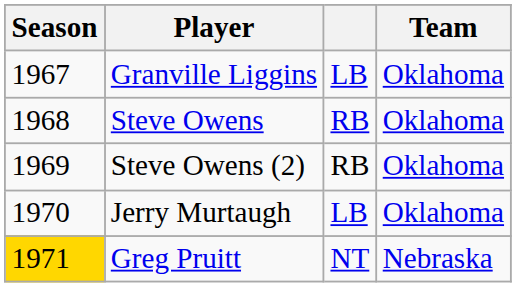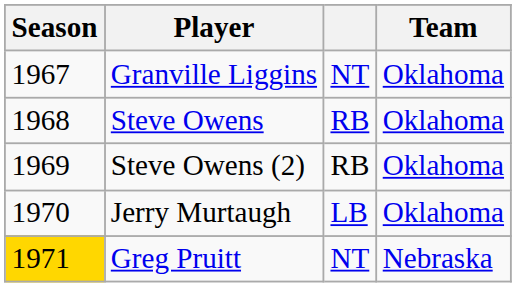(349, 73) LB -> (350, 73) NT
